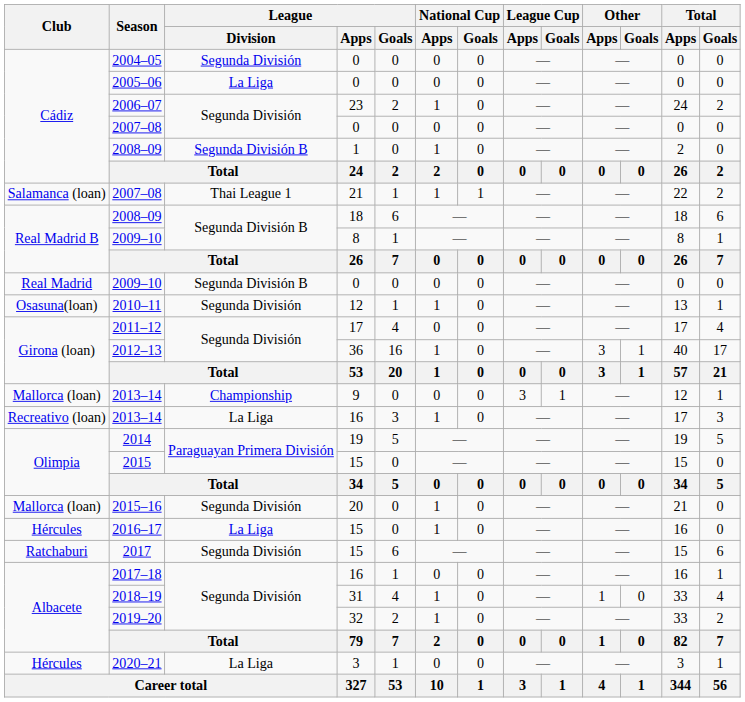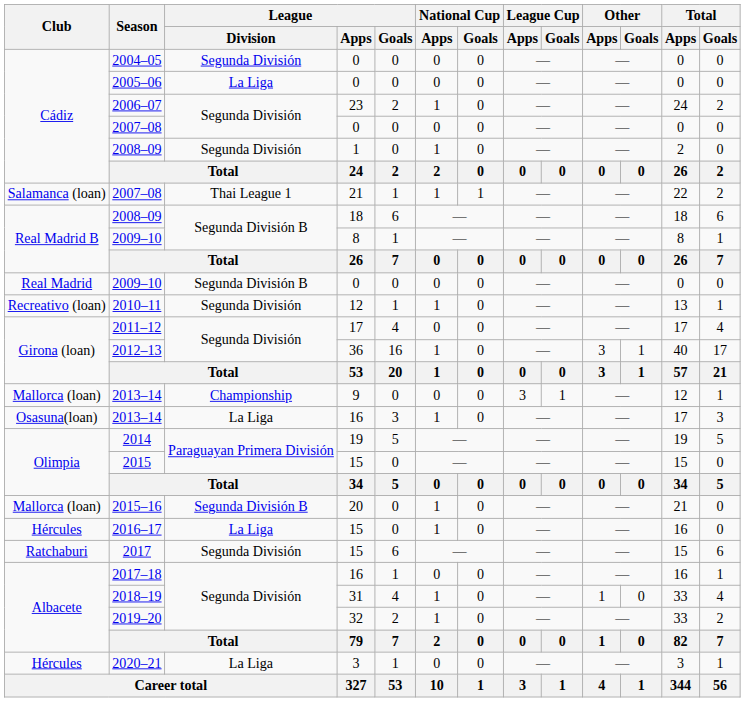(251, 149) Segunda División B -> (251, 149) Segunda División
(57, 305) Osasuna(loan) -> (57, 305) Recreativo (loan)
(57, 417) Recreativo (loan) -> (57, 417) Osasuna(loan)
(251, 506) Segunda División -> (251, 506) Segunda División B
